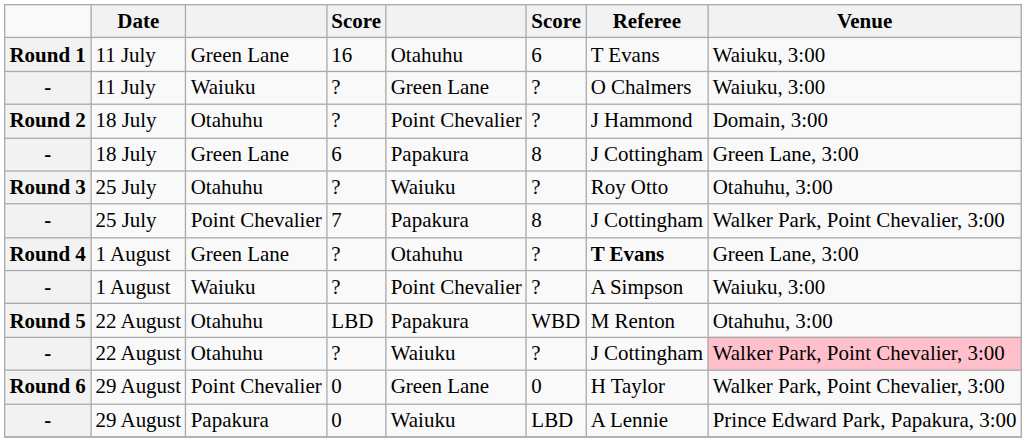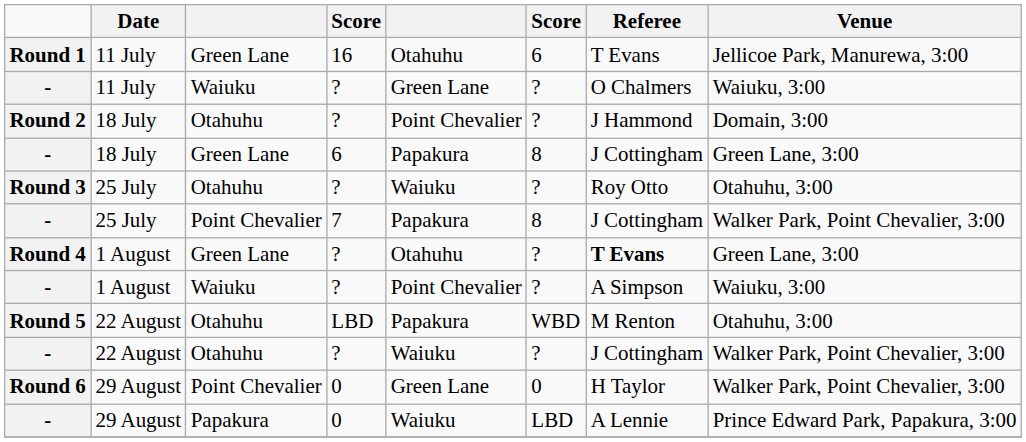(769, 54) Waiuku, 3:00 -> (840, 54) Jellicoe Park, Manurewa, 3:00
(859, 353) pink background -> (859, 353) no background
